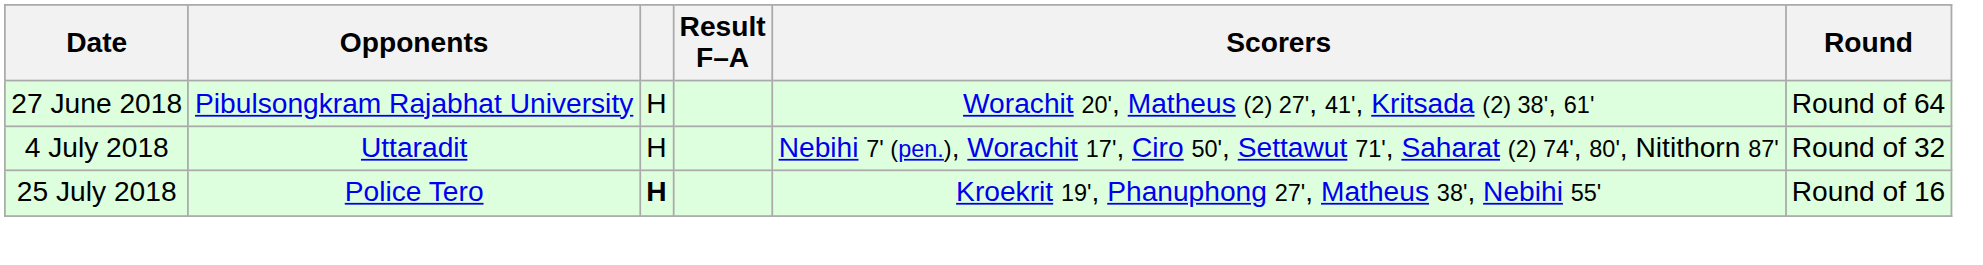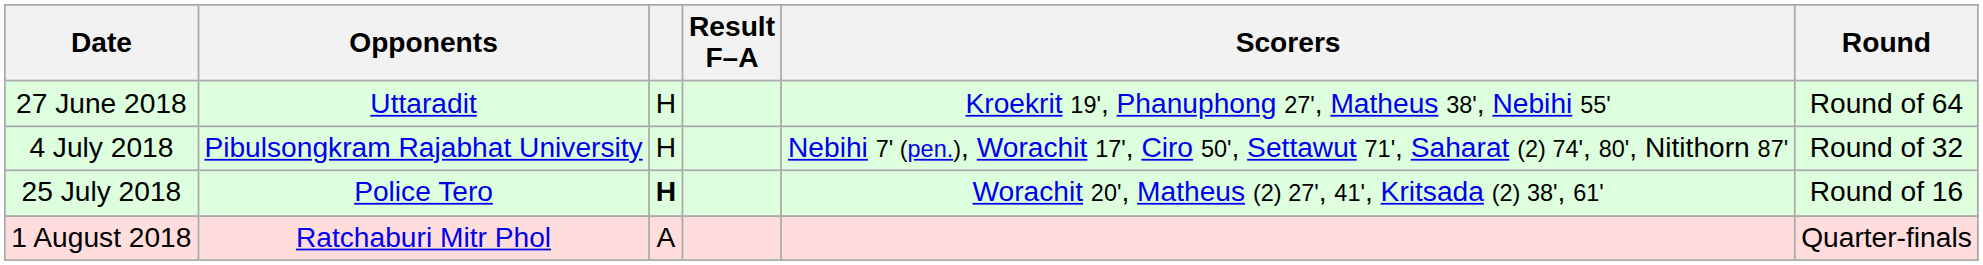(414, 103) Pibulsongkram Rajabhat University -> (424, 103) Uttaradit
(1279, 103) Worachit 20', Matheus (2) 27', 41', Kritsada (2) 38', 61' -> (1288, 103) Kroekrit 19', Phanuphong 27', Matheus 38', Nebihi 55'
(414, 147) Uttaradit -> (424, 147) Pibulsongkram Rajabhat University
(1279, 192) Kroekrit 19', Phanuphong 27', Matheus 38', Nebihi 55' -> (1288, 192) Worachit 20', Matheus (2) 27', 41', Kritsada (2) 38', 61'
+ row: (101, 237)
